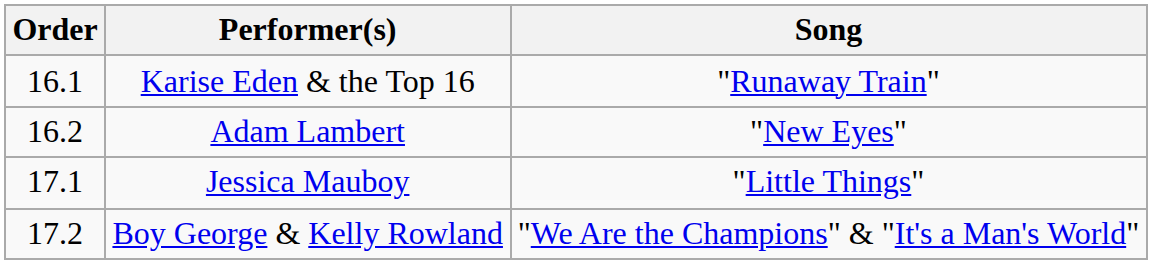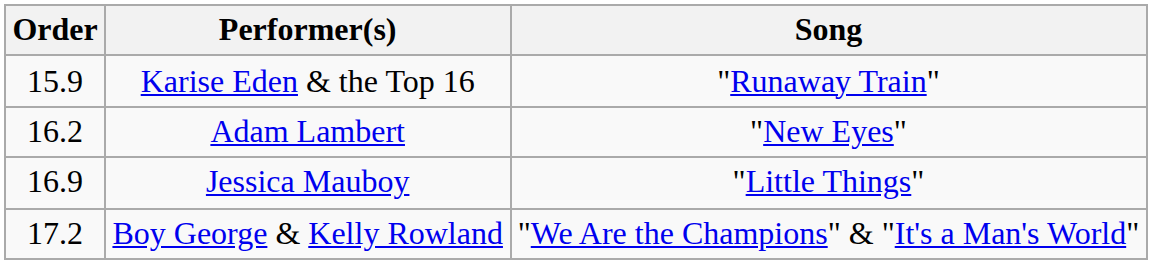(55, 80) 16.1 -> (55, 80) 15.9
(55, 182) 17.1 -> (55, 182) 16.9
